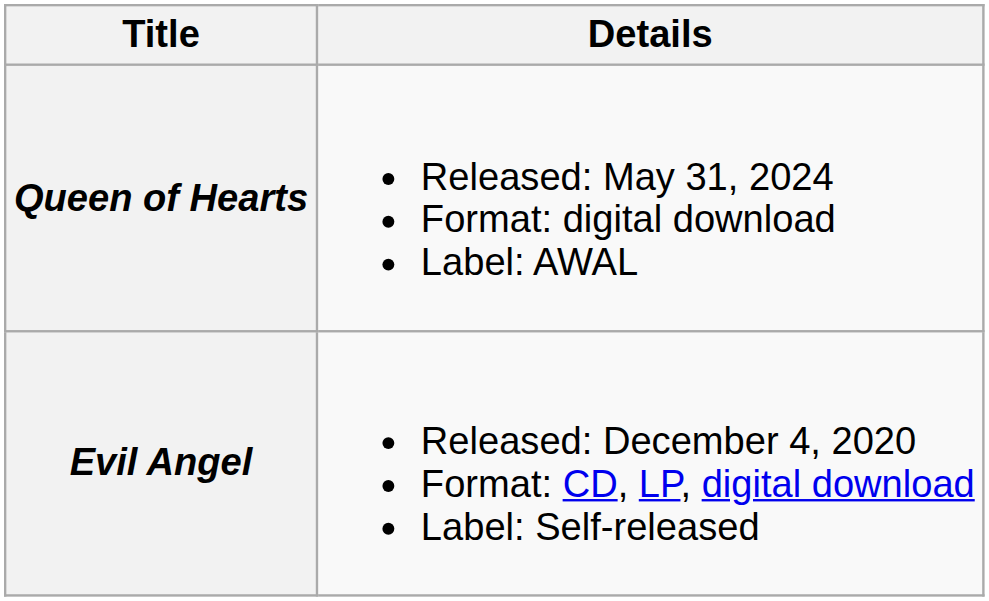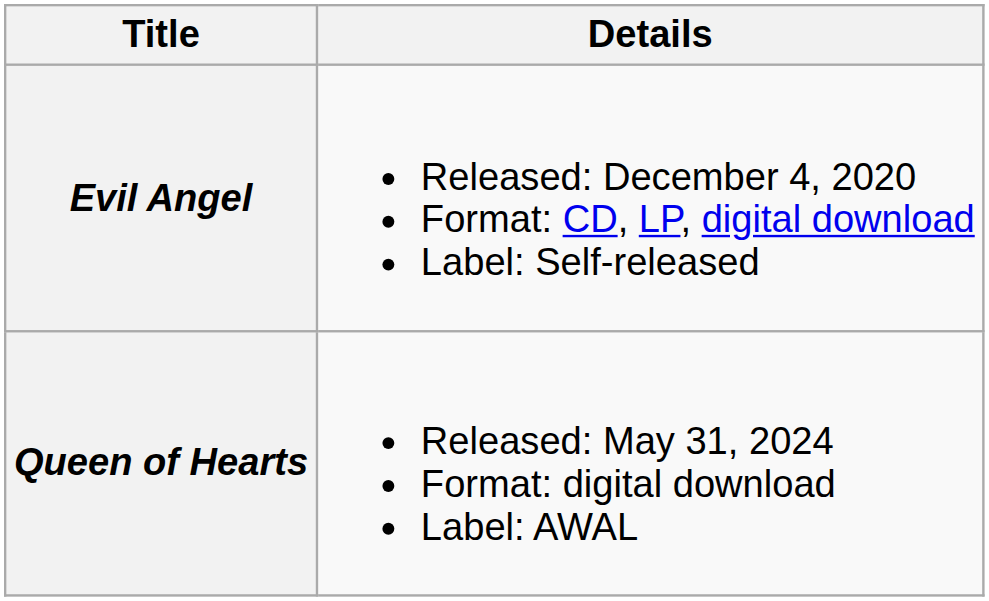rows swapped: (161, 462) <-> (161, 197)
